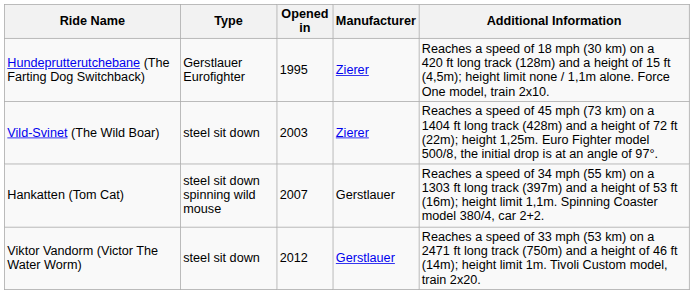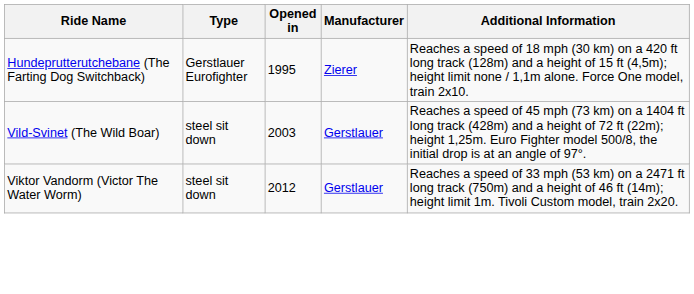(352, 132) Zierer -> (353, 132) Gerstlauer
- row: (66, 195)
